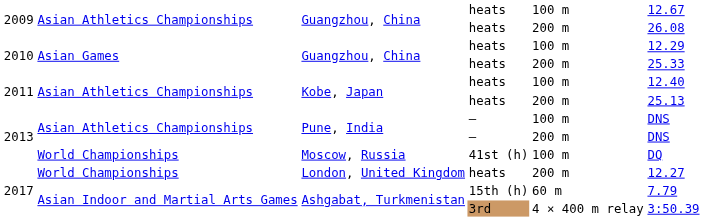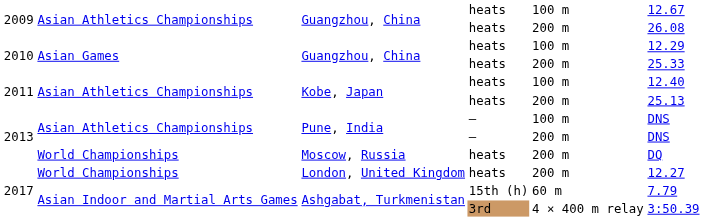(499, 154) 41st (h) -> (487, 154) heats
(551, 154) 100 m -> (551, 154) 200 m
